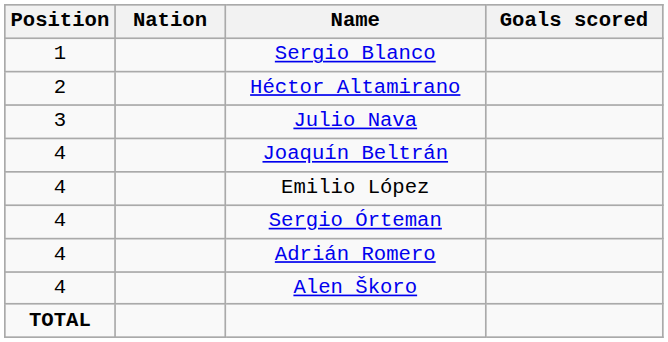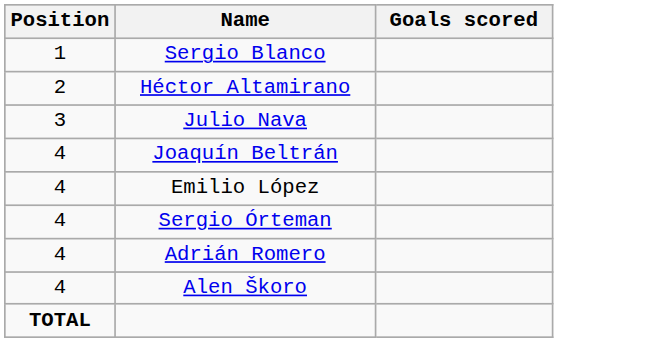- column: (170, 22)
